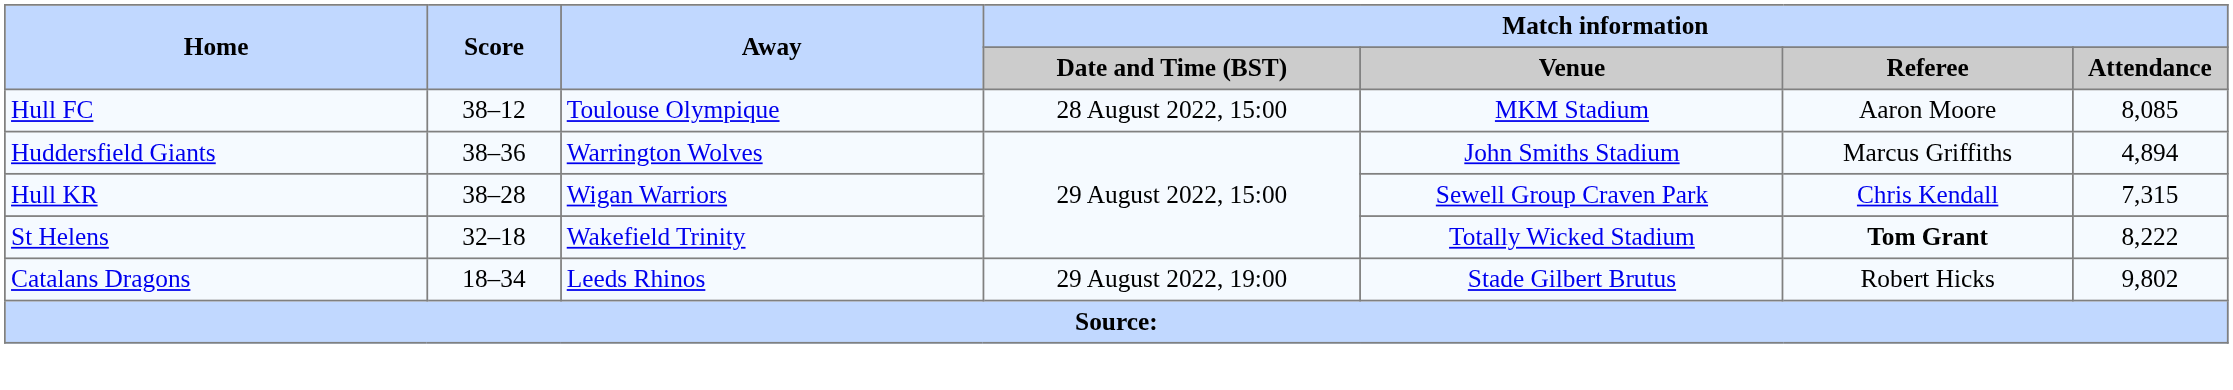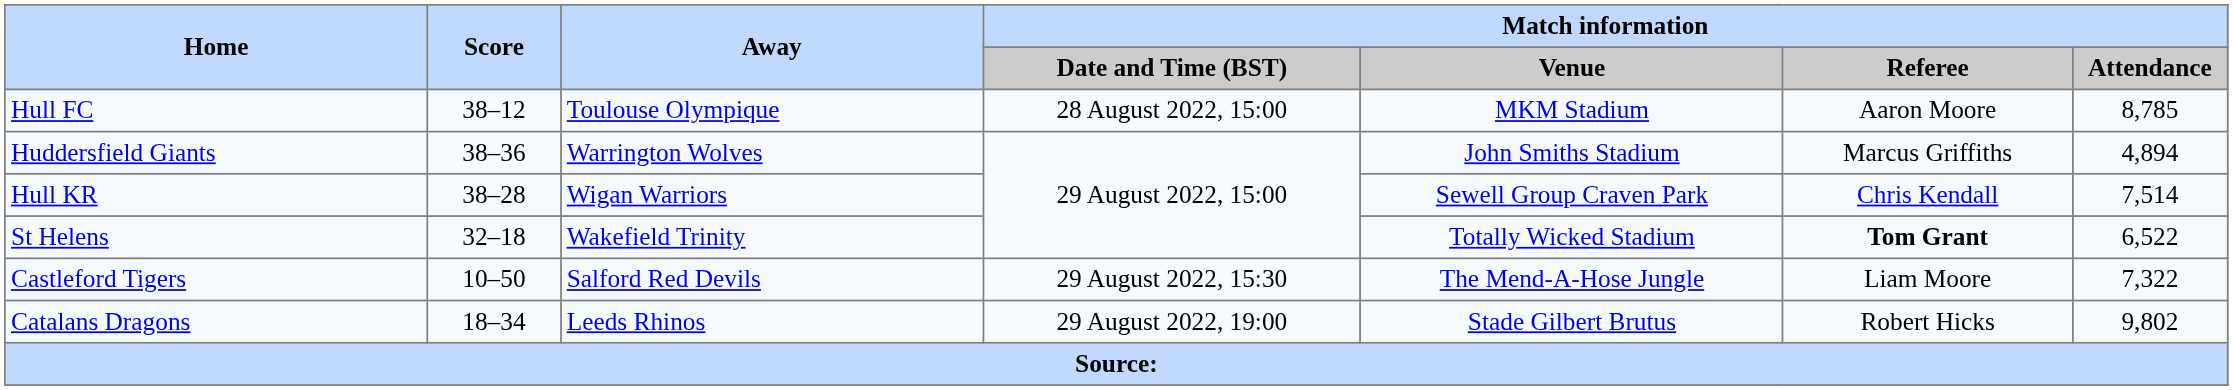(2150, 110) 8,085 -> (2150, 110) 8,785
(2150, 194) 7,315 -> (2150, 194) 7,514
(2150, 236) 8,222 -> (2150, 236) 6,522
+ row: (99, 279)
